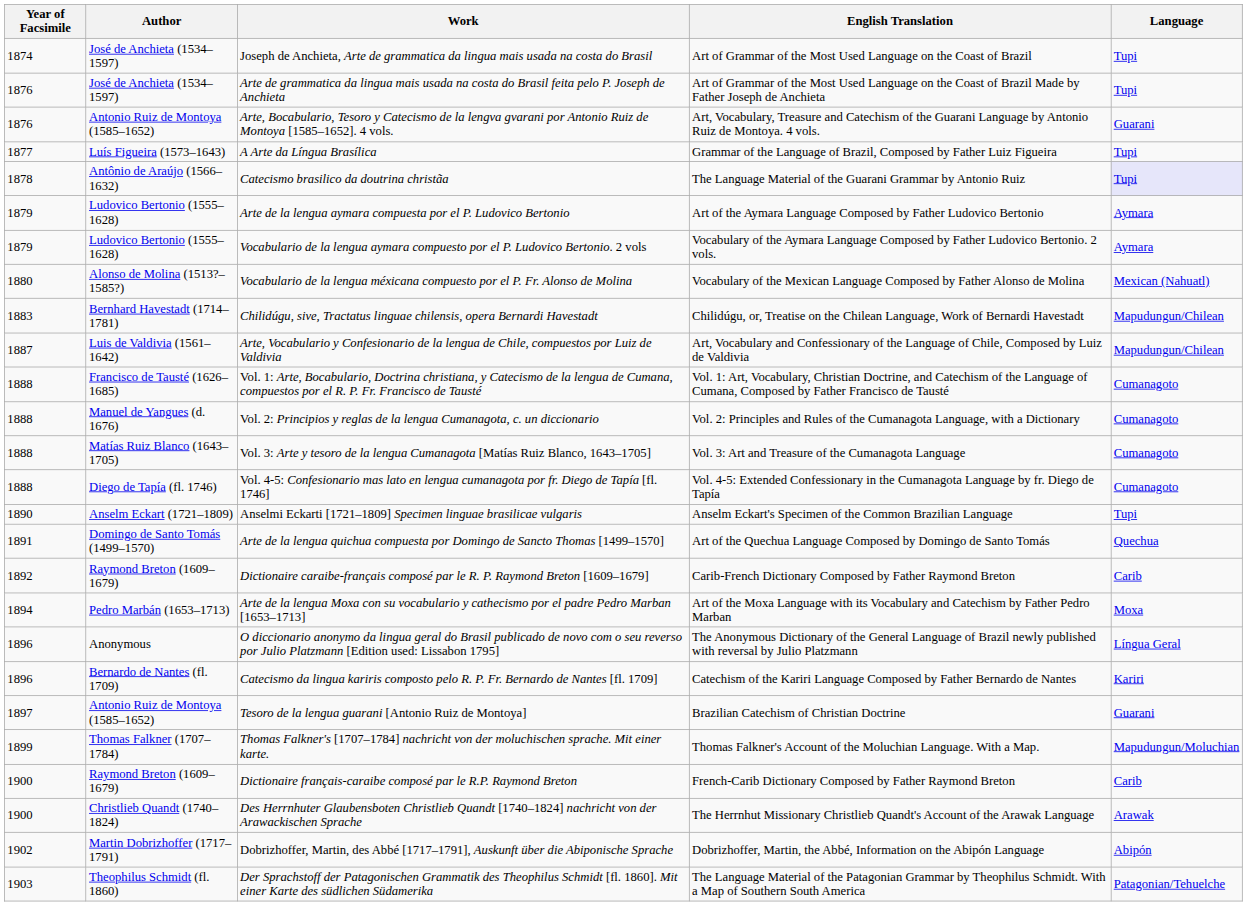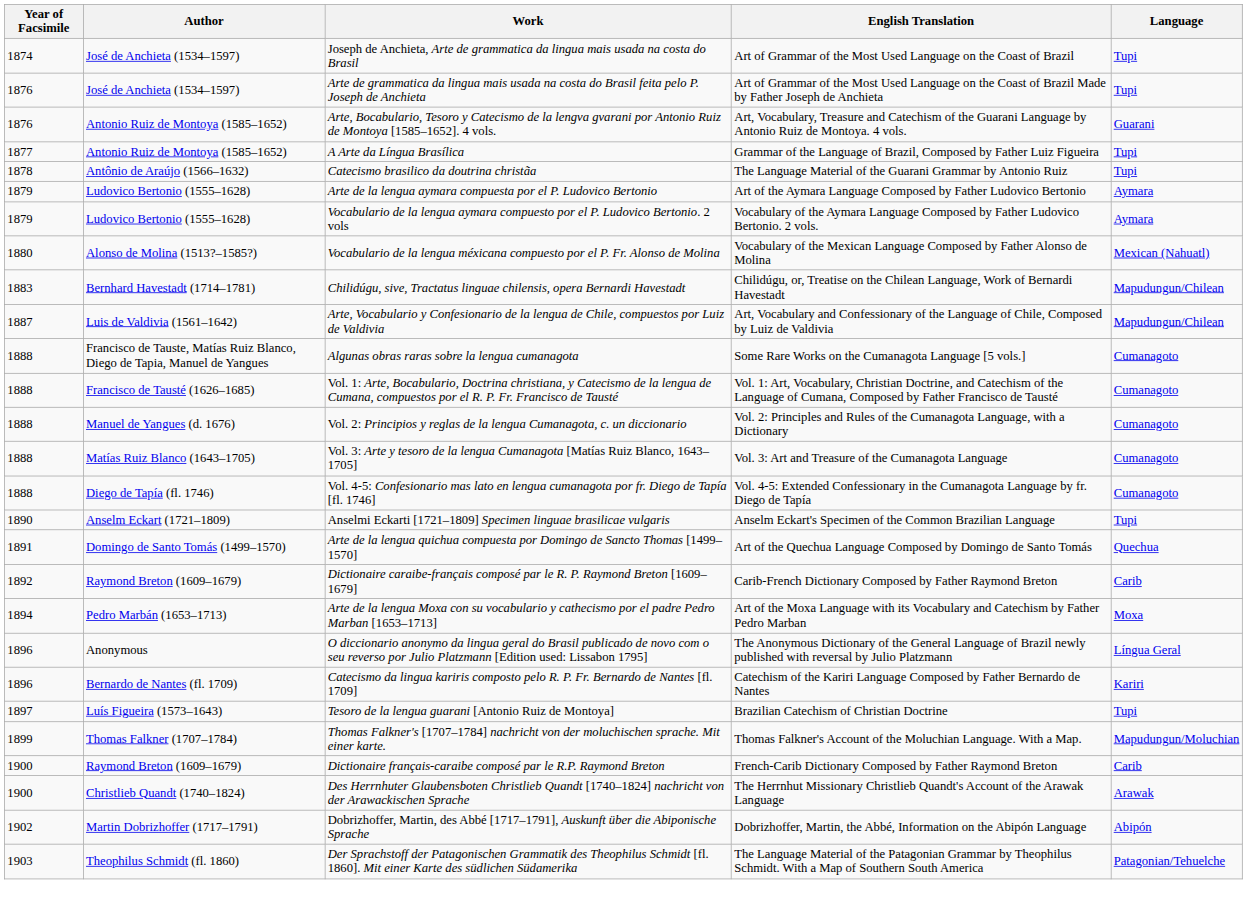(157, 151) Luís Figueira (1573–1643) -> (186, 151) Antonio Ruiz de Montoya (1585–1652)
(1125, 178) lavender background -> (1125, 171) no background
+ row: (453, 355)
(155, 712) Antonio Ruiz de Montoya (1585–1652) -> (154, 711) Luís Figueira (1573–1643)
(1134, 712) Guarani -> (1125, 711) Tupi
